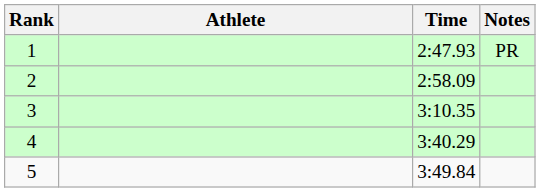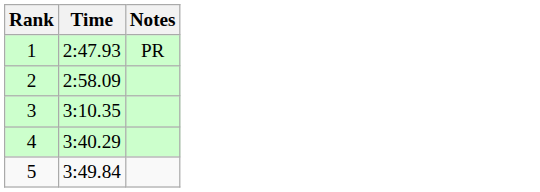- column: (235, 19)
